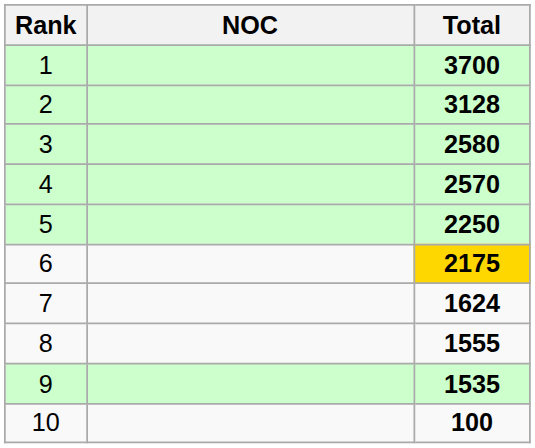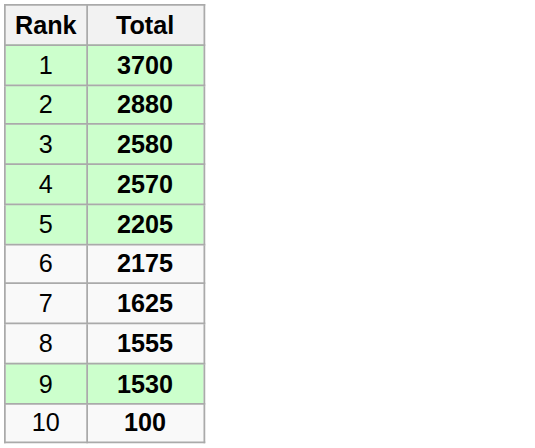- column: (250, 25)
(472, 105) 3128 -> (145, 105) 2880
(472, 224) 2250 -> (145, 224) 2205
(472, 264) gold background -> (145, 264) no background
(472, 304) 1624 -> (145, 304) 1625
(472, 383) 1535 -> (145, 383) 1530
